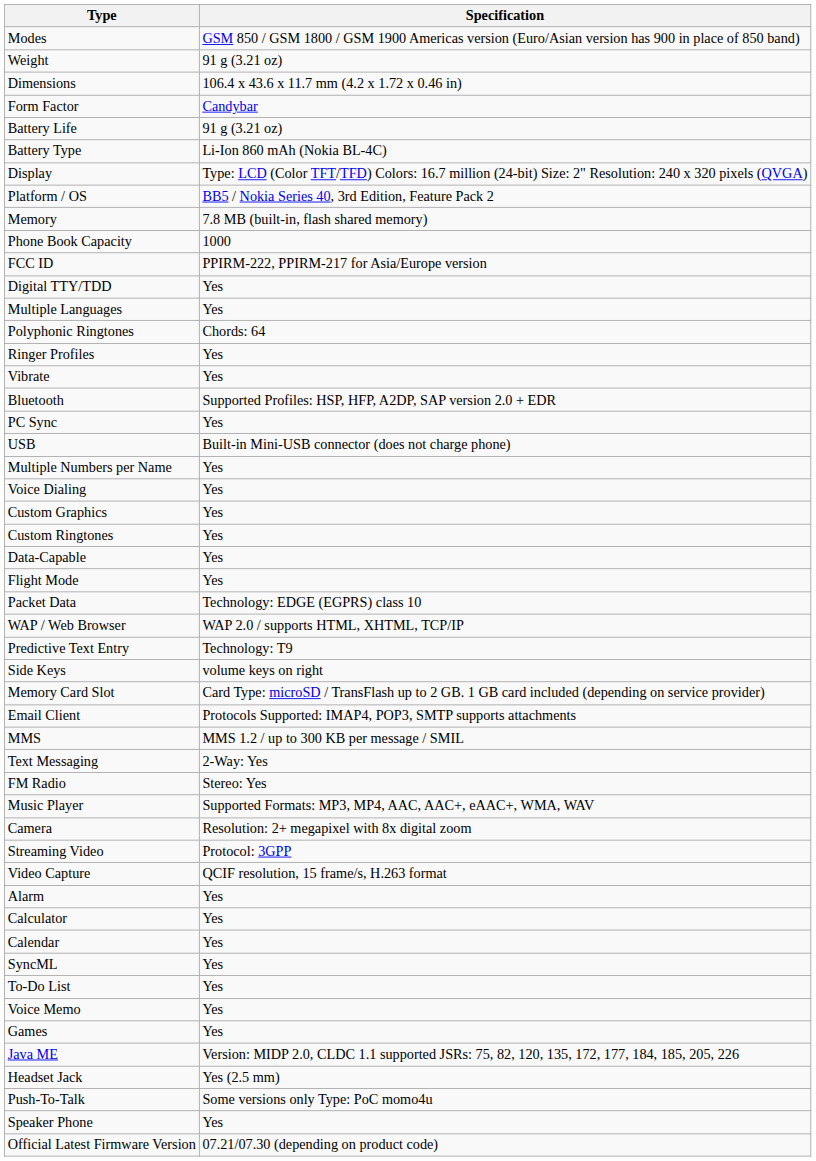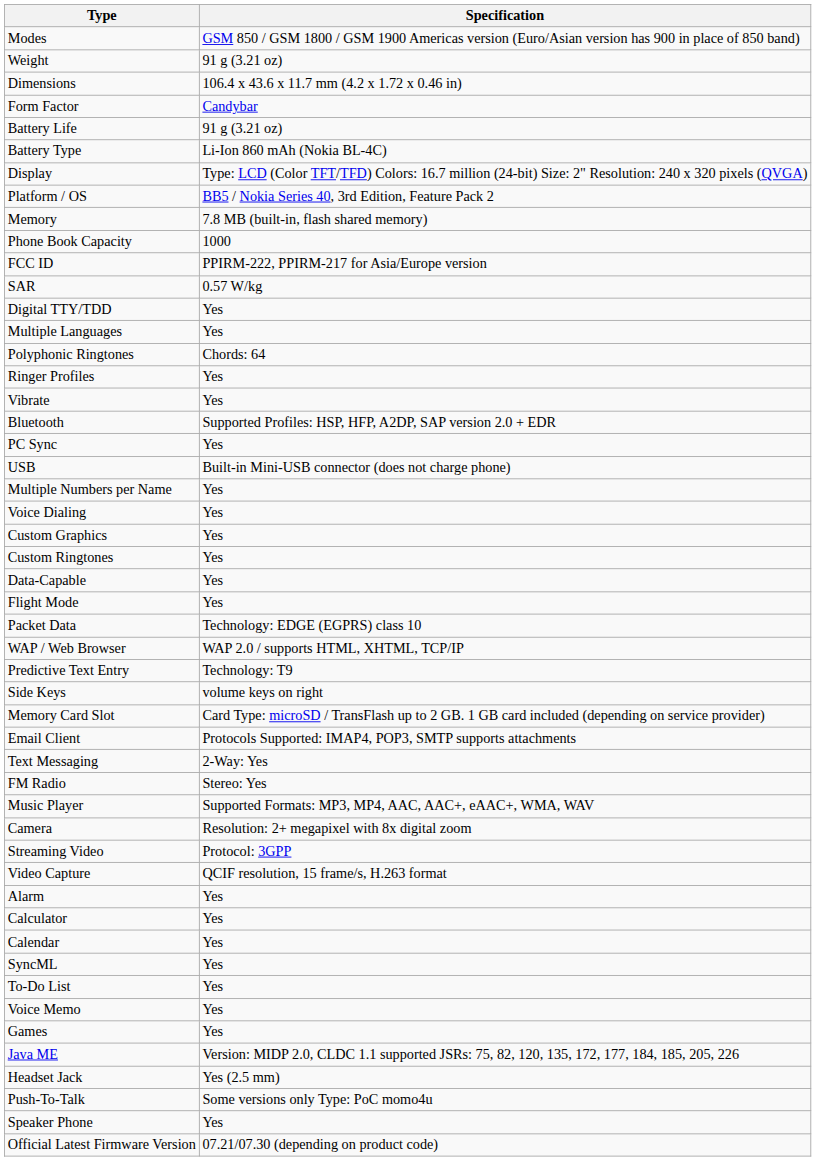+ row: (22, 286)
- row: (24, 738)
